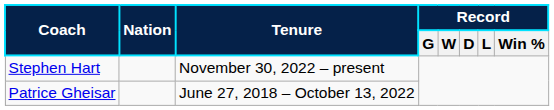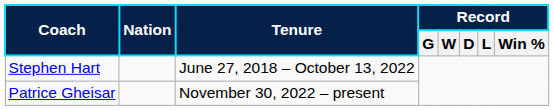(282, 68) November 30, 2022 – present -> (297, 68) June 27, 2018 – October 13, 2022
(297, 93) June 27, 2018 – October 13, 2022 -> (282, 93) November 30, 2022 – present
